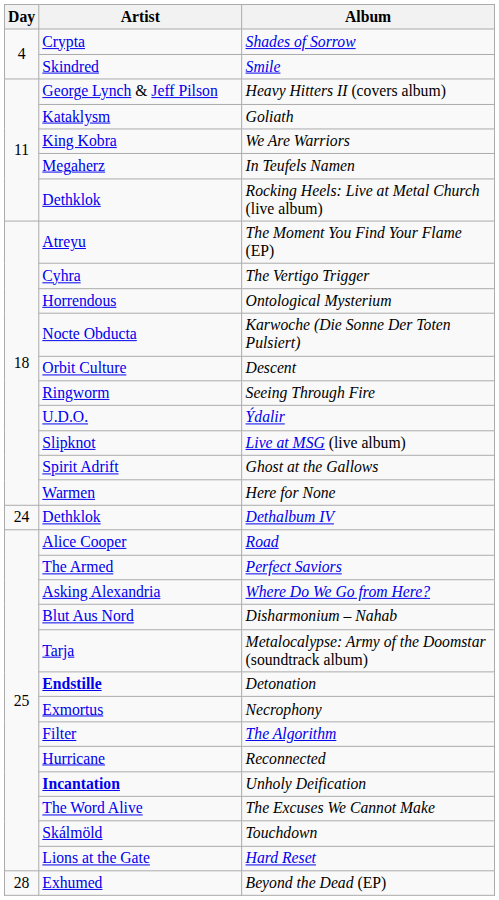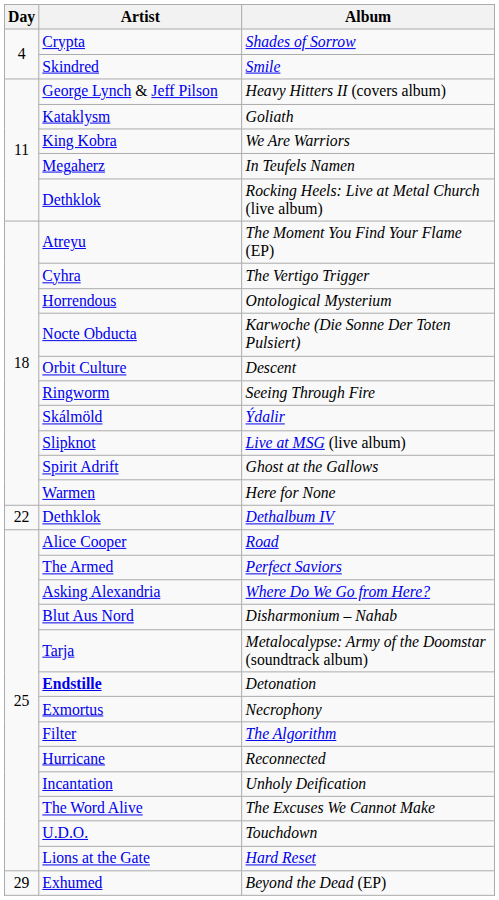(65, 417) U.D.O. -> (72, 417) Skálmöld
(22, 517) 24 -> (22, 517) 22
(81, 783) bold -> (78, 783) normal
(72, 833) Skálmöld -> (65, 833) U.D.O.
(22, 883) 28 -> (22, 883) 29
